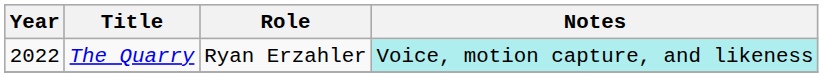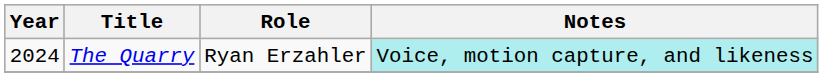(35, 56) 2022 -> (35, 56) 2024
